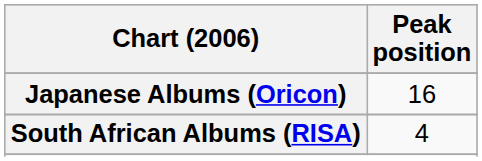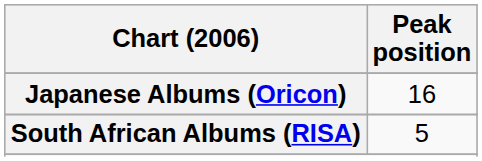(422, 133) 4 -> (422, 133) 5
